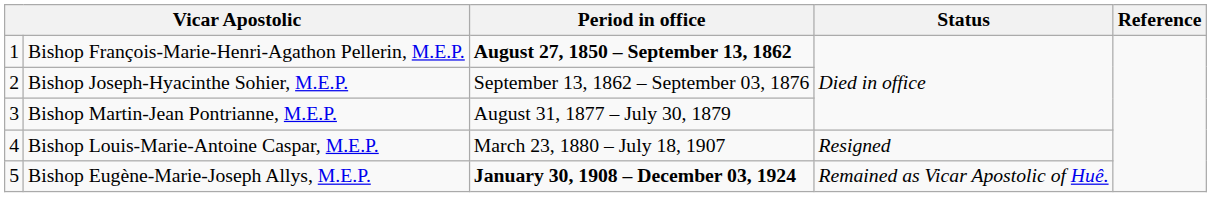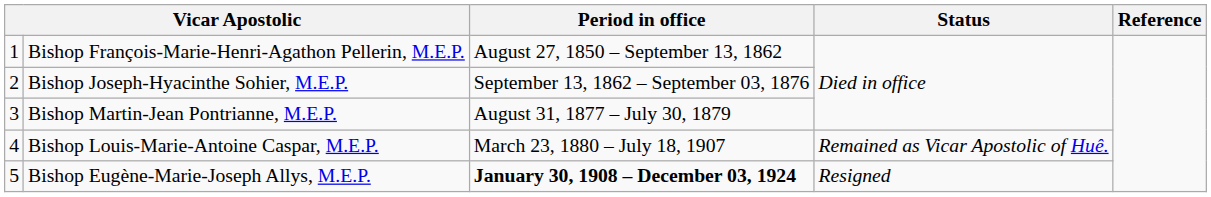(633, 51) bold -> (628, 51) normal
(855, 144) Resigned -> (964, 144) Remained as Vicar Apostolic of Huê.
(964, 176) Remained as Vicar Apostolic of Huê. -> (855, 176) Resigned
